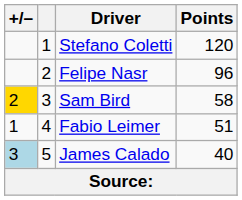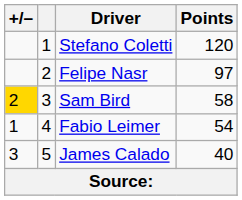(224, 72) 96 -> (224, 72) 97
(224, 127) 51 -> (224, 127) 54
(14, 154) lightblue background -> (14, 154) no background
